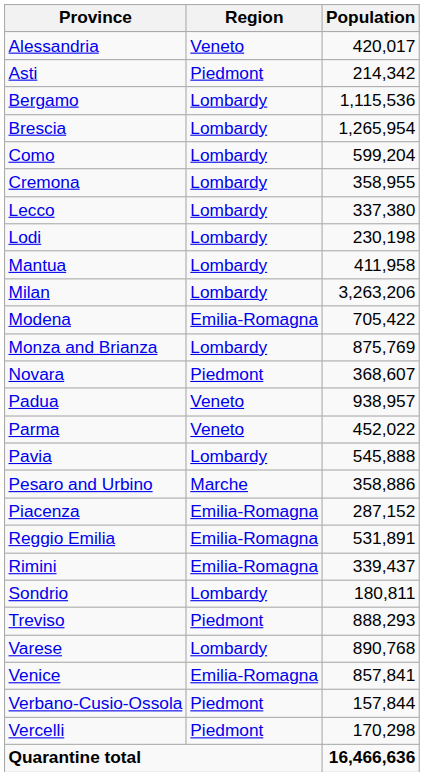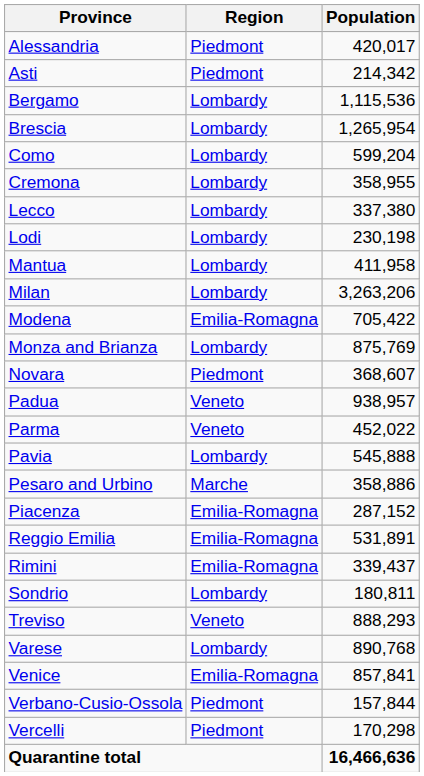(217, 45) Veneto -> (227, 45) Piedmont
(227, 621) Piedmont -> (217, 621) Veneto
